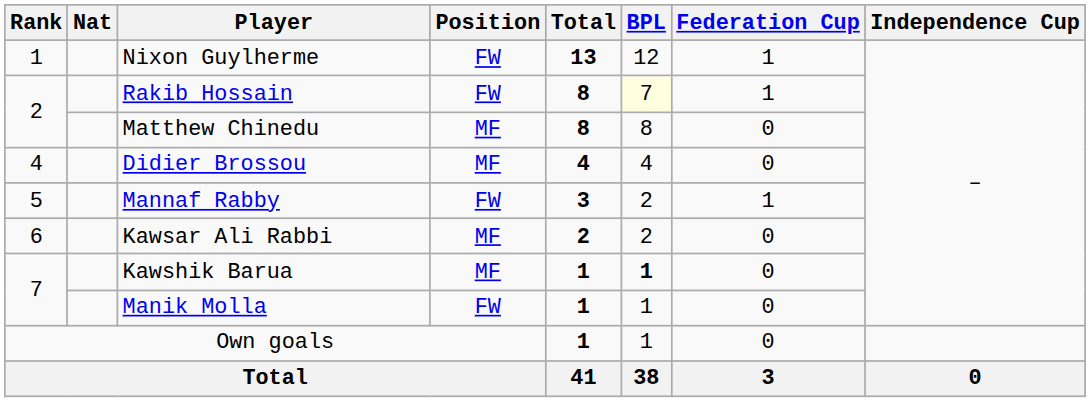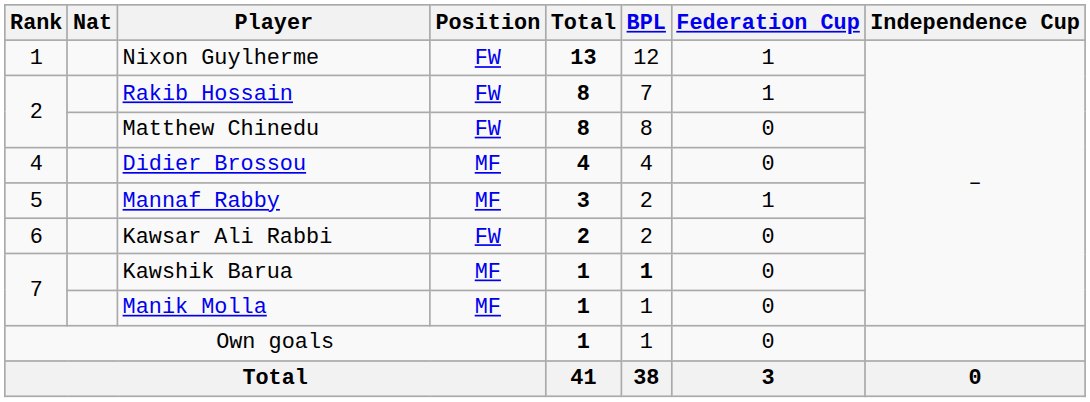(646, 94) lightyellow background -> (646, 94) no background
(488, 129) MF -> (488, 129) FW
(488, 201) FW -> (488, 201) MF
(488, 236) MF -> (488, 236) FW
(488, 307) FW -> (488, 307) MF
